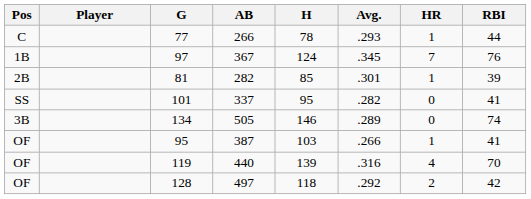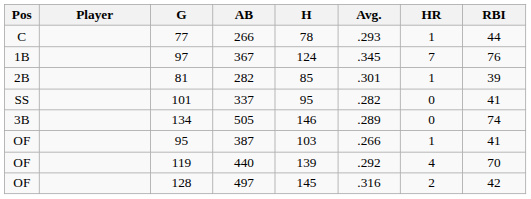(369, 162) .316 -> (369, 162) .292
(306, 183) 118 -> (306, 183) 145
(369, 183) .292 -> (369, 183) .316
